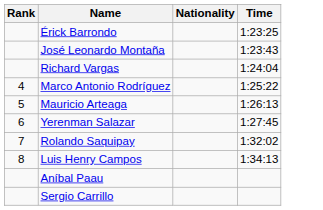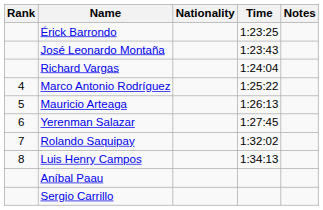+ column: (300, 13)
